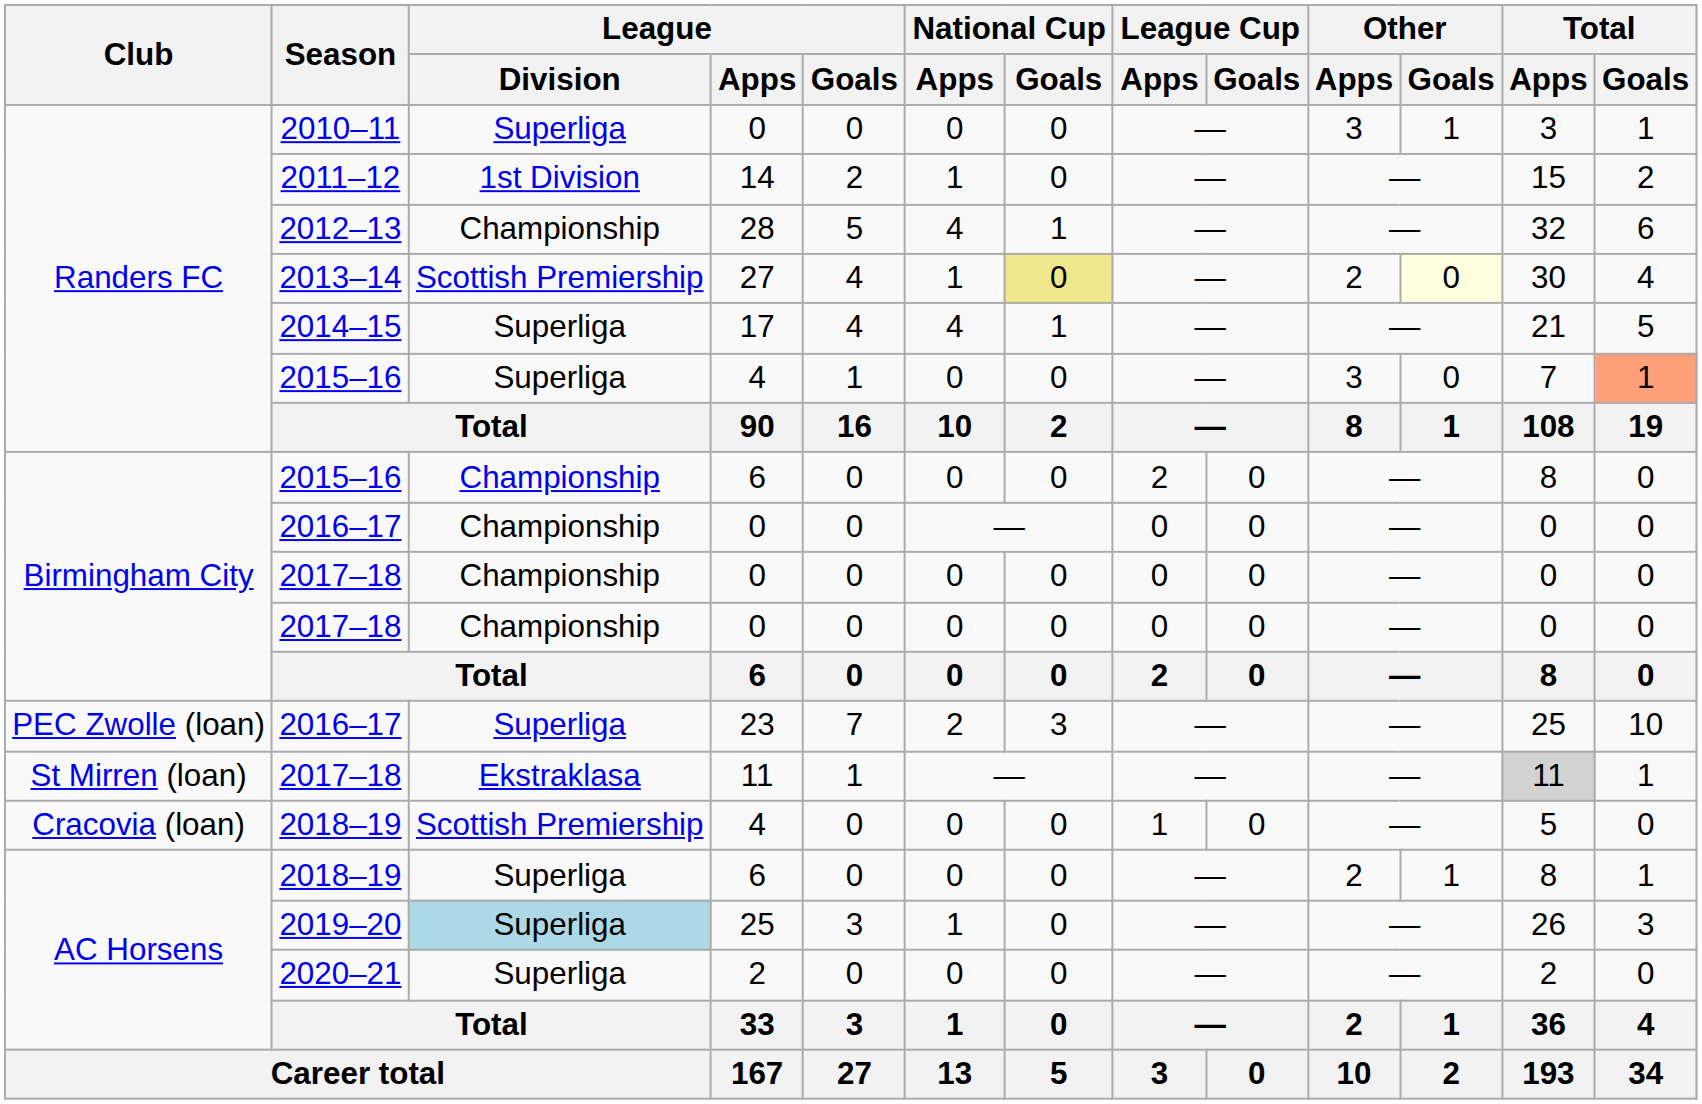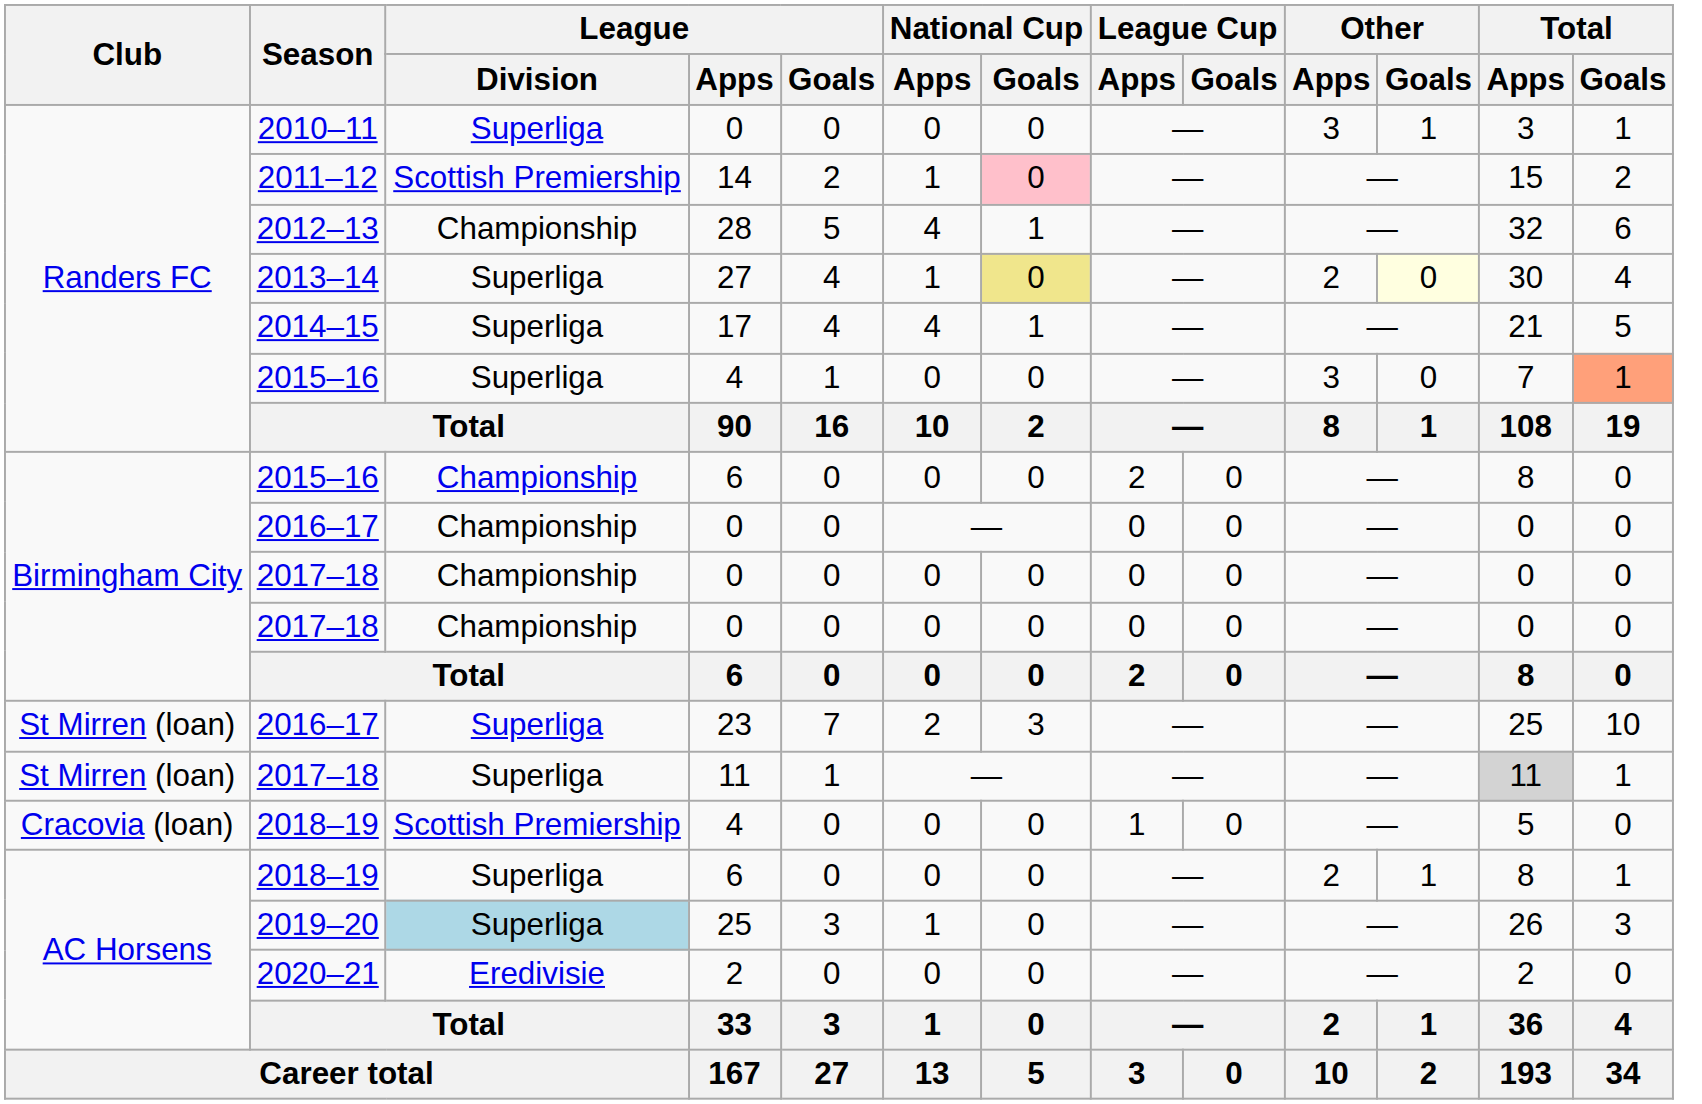(560, 178) 1st Division -> (537, 178) Scottish Premiership
(1059, 178) no background -> (1036, 178) pink background
(560, 278) Scottish Premiership -> (537, 278) Superliga
(139, 725) PEC Zwolle (loan) -> (127, 725) St Mirren (loan)
(560, 775) Ekstraklasa -> (537, 775) Superliga
(560, 974) Superliga -> (537, 974) Eredivisie
